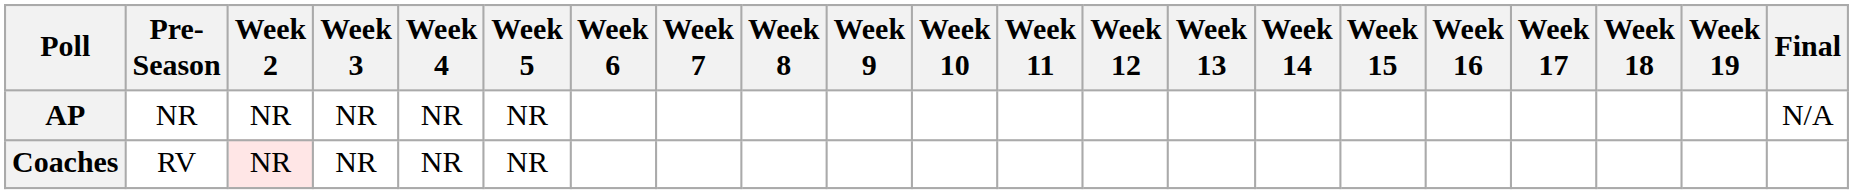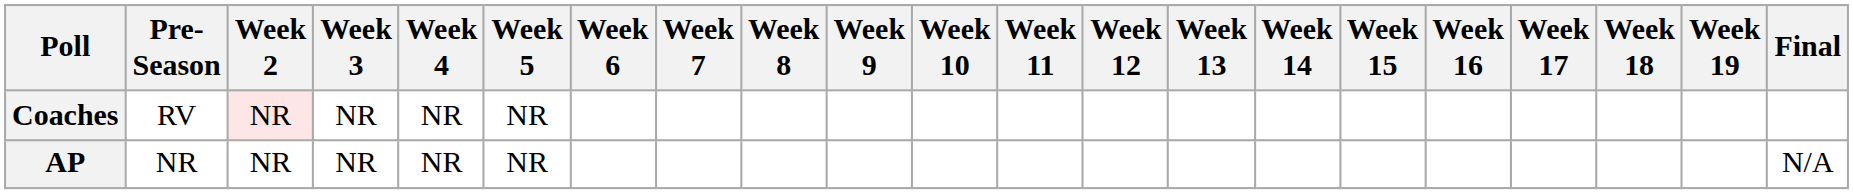rows swapped: (65, 114) <-> (65, 163)
